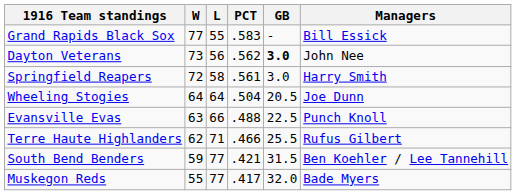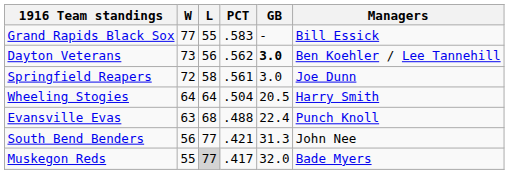(334, 56) John Nee -> (398, 56) Ben Koehler / Lee Tannehill
(345, 76) Harry Smith -> (326, 76) Joe Dunn
(334, 97) Joe Dunn -> (337, 97) Harry Smith
(217, 118) 66 -> (209, 118) 68
(282, 118) 22.5 -> (274, 118) 22.4
- row: (95, 138)
(196, 159) 59 -> (188, 138) 56
(282, 159) 31.5 -> (274, 138) 31.3
(406, 159) Ben Koehler / Lee Tannehill -> (326, 138) John Nee
(217, 179) no background -> (209, 159) lightgrey background
